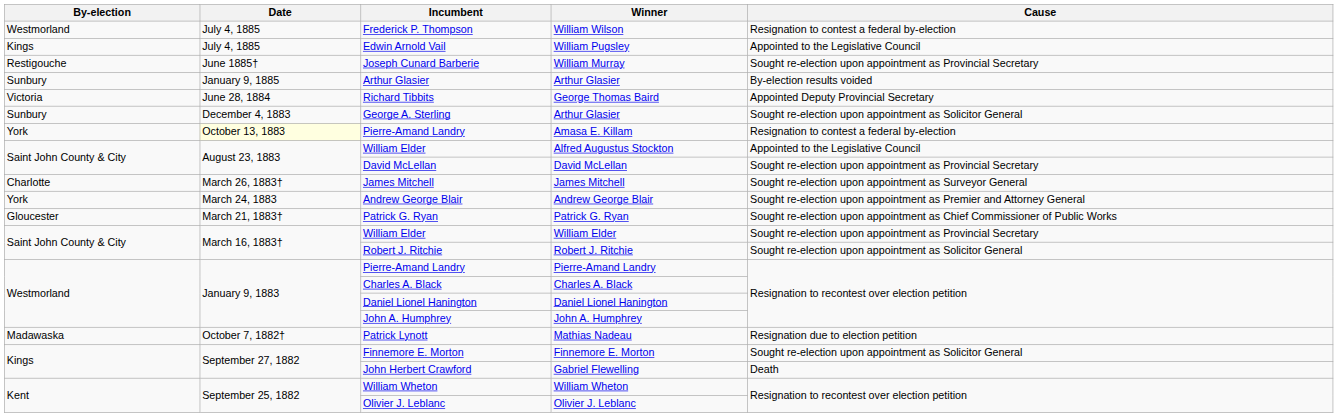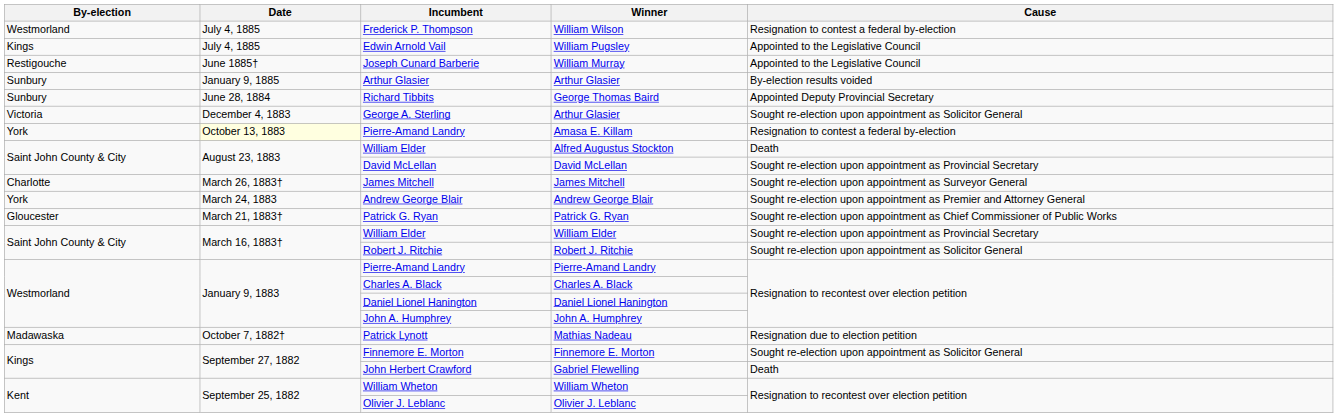(894, 64) Sought re-election upon appointment as Provincial Secretary -> (835, 64) Appointed to the Legislative Council
(25, 98) Victoria -> (27, 98) Sunbury
(27, 115) Sunbury -> (25, 115) Victoria
(835, 149) Appointed to the Legislative Council -> (764, 149) Death
